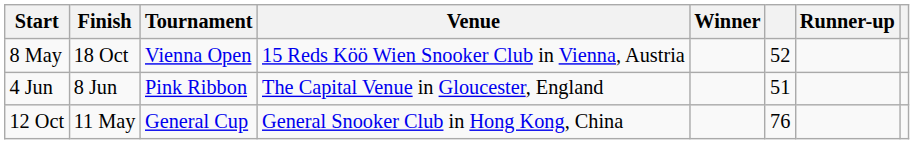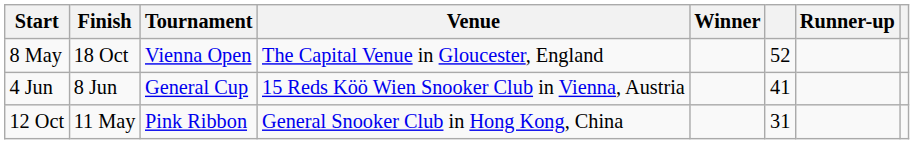(473, 55) 15 Reds Köö Wien Snooker Club in Vienna, Austria -> (433, 55) The Capital Venue in Gloucester, England
(196, 88) Pink Ribbon -> (197, 88) General Cup
(433, 88) The Capital Venue in Gloucester, England -> (473, 88) 15 Reds Köö Wien Snooker Club in Vienna, Austria
(780, 88) 51 -> (780, 88) 41
(197, 122) General Cup -> (196, 122) Pink Ribbon
(780, 122) 76 -> (780, 122) 31
